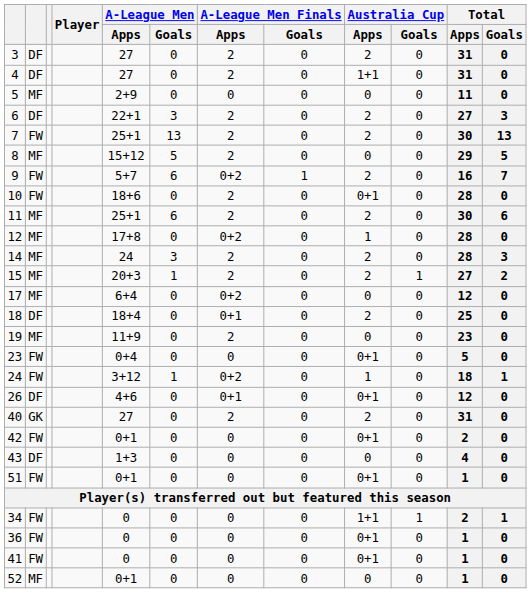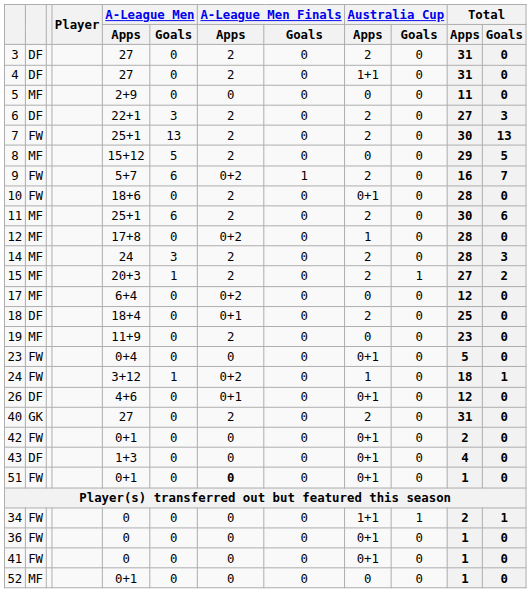(368, 457) 0 -> (368, 457) 0+1
(231, 477) normal -> (231, 477) bold
